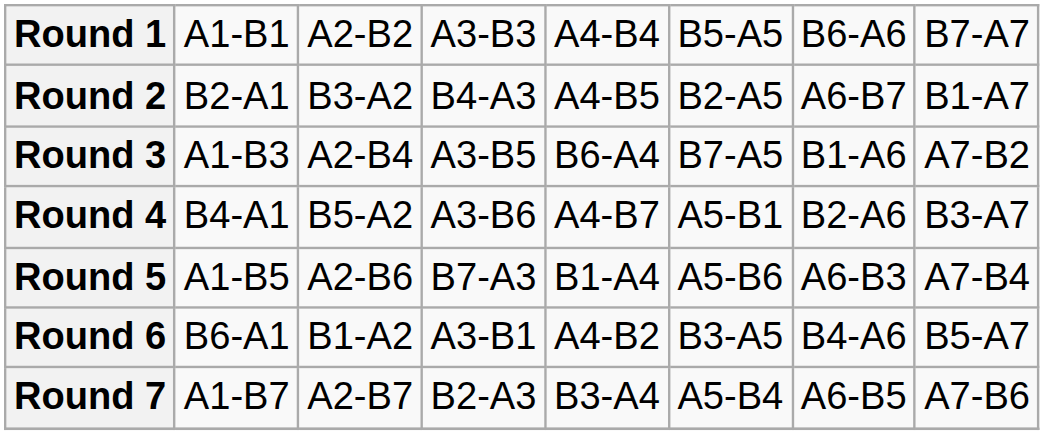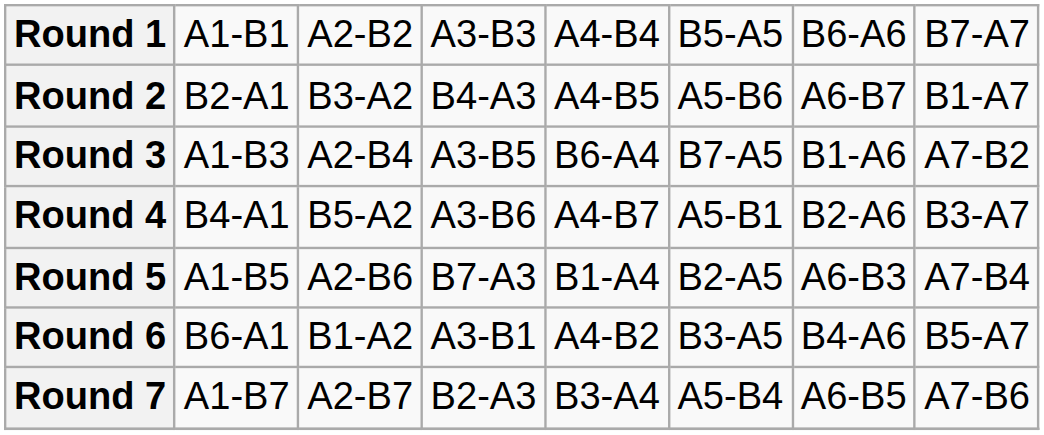(730, 95) B2-A5 -> (730, 95) A5-B6
(730, 276) A5-B6 -> (730, 276) B2-A5
